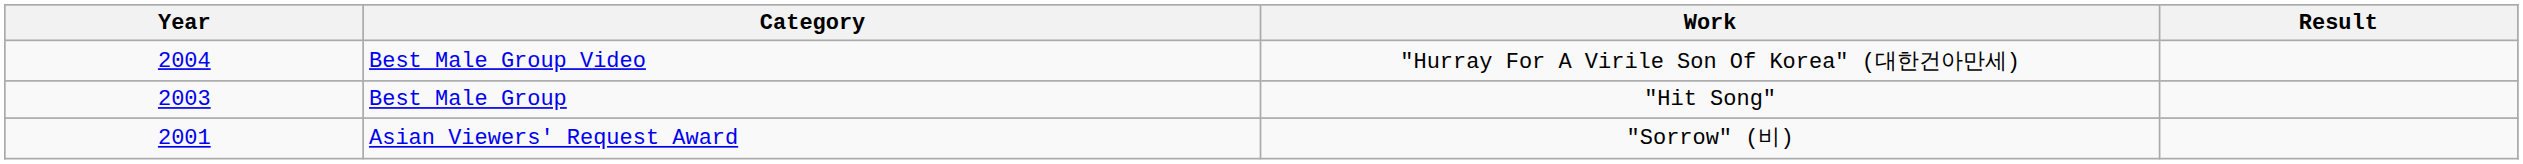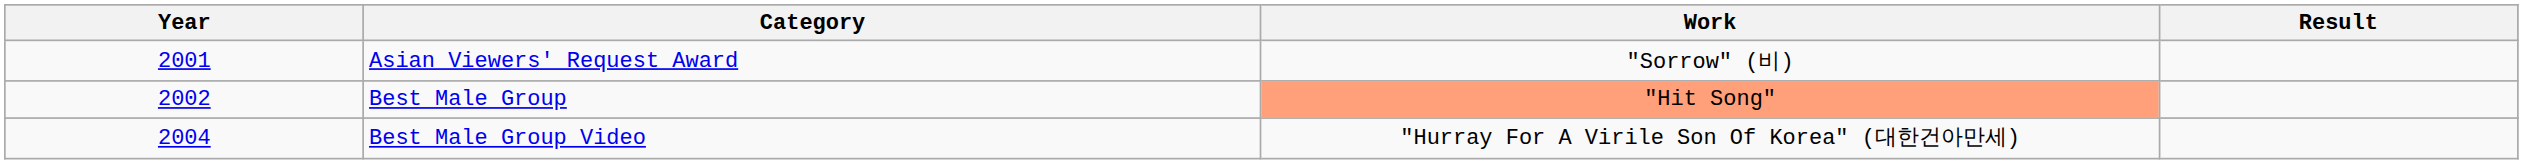rows swapped: (554, 138) <-> (507, 61)
(184, 99) 2003 -> (184, 99) 2002
(1710, 99) no background -> (1710, 99) lightsalmon background
